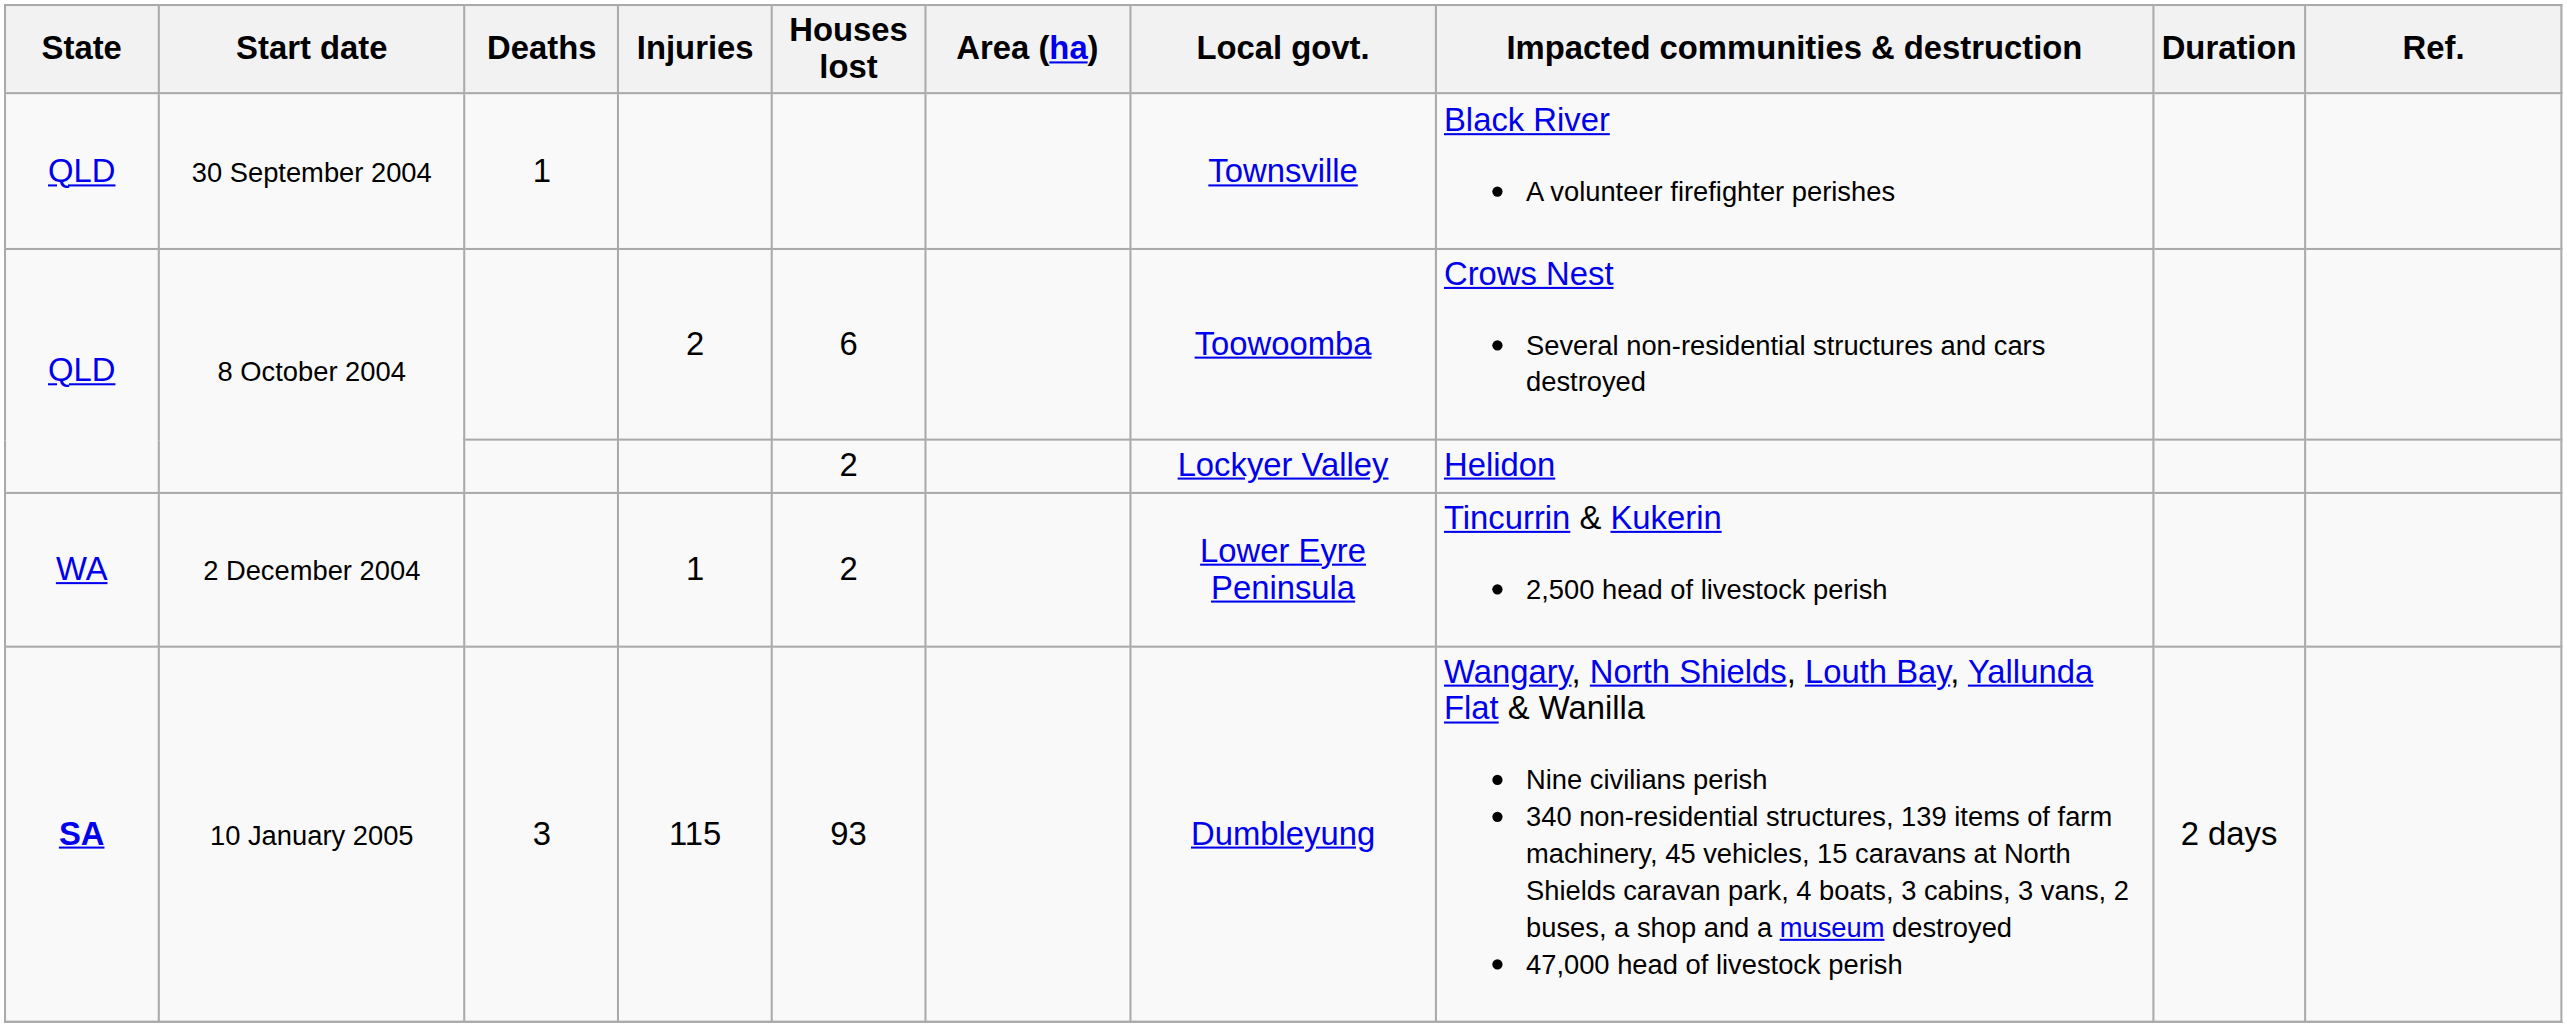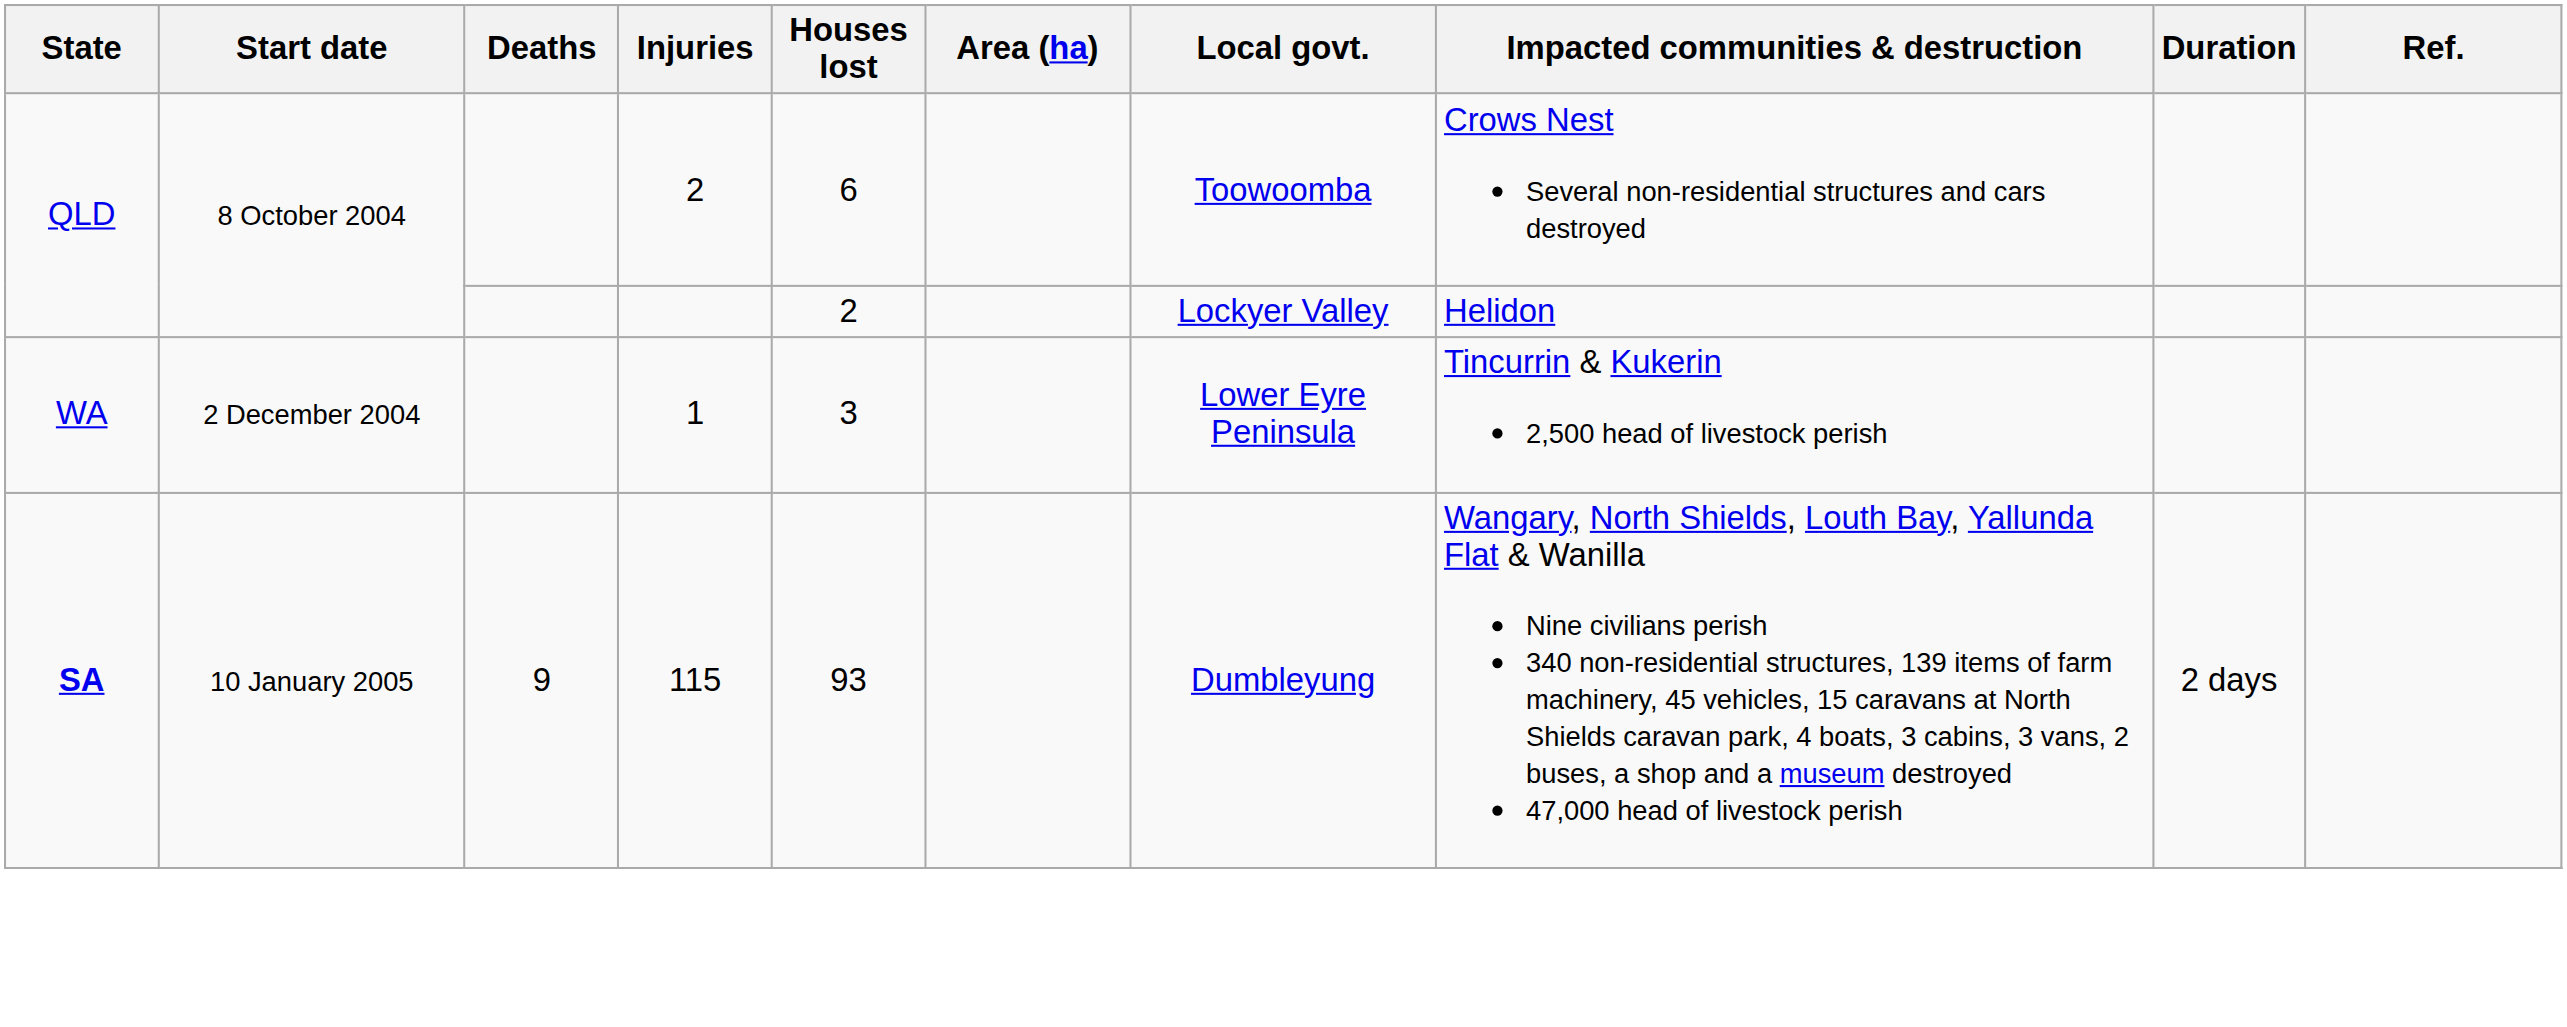- row: (312, 172)
(849, 568) 2 -> (849, 414) 3
(542, 833) 3 -> (542, 679) 9
